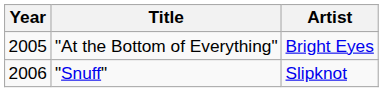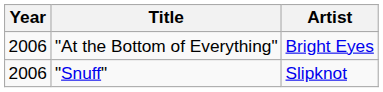(28, 45) 2005 -> (28, 45) 2006
